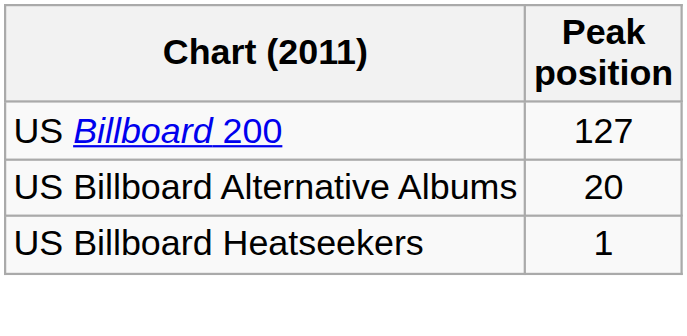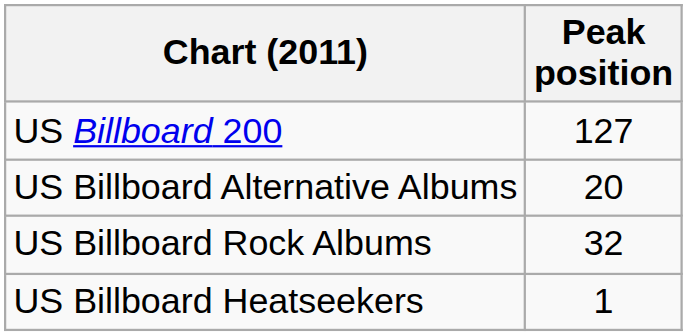+ row: (223, 243)
